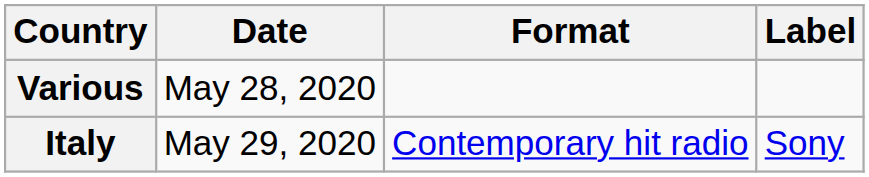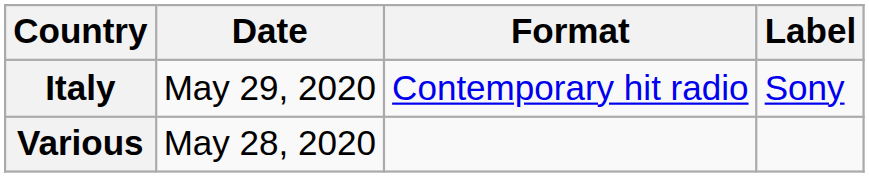rows swapped: (80, 87) <-> (80, 143)
